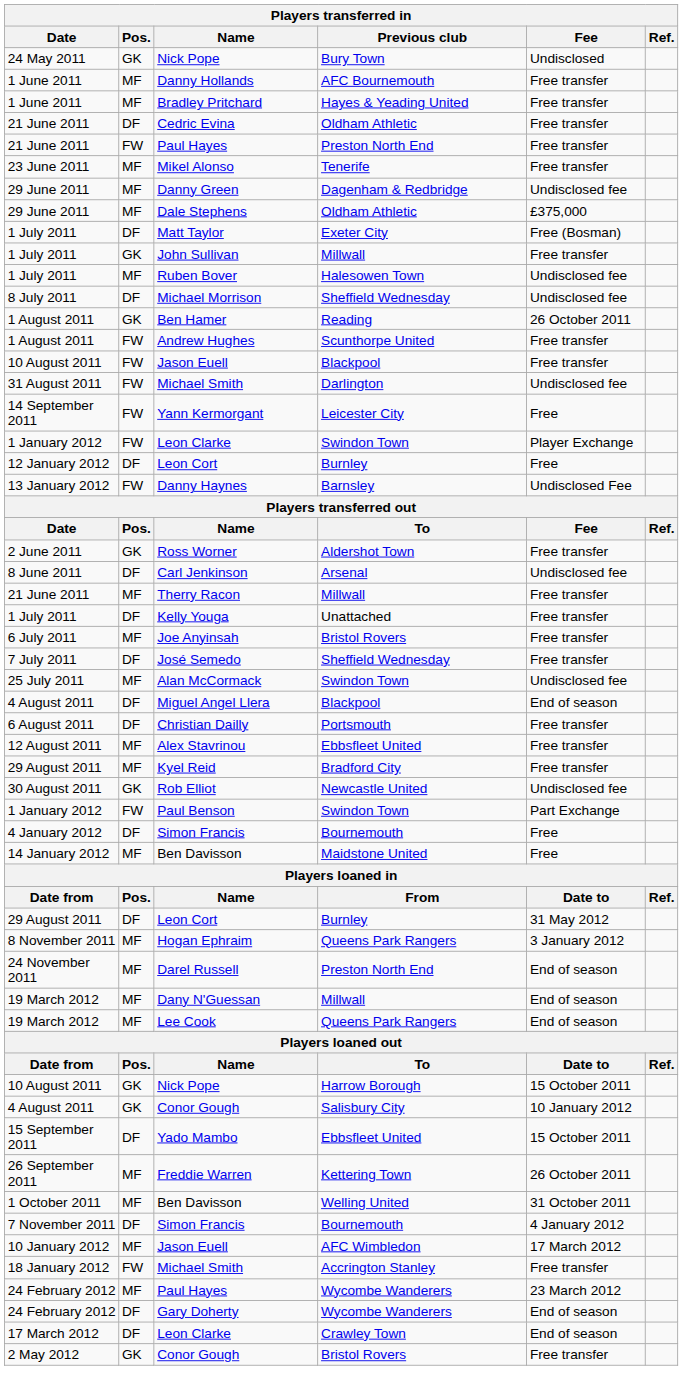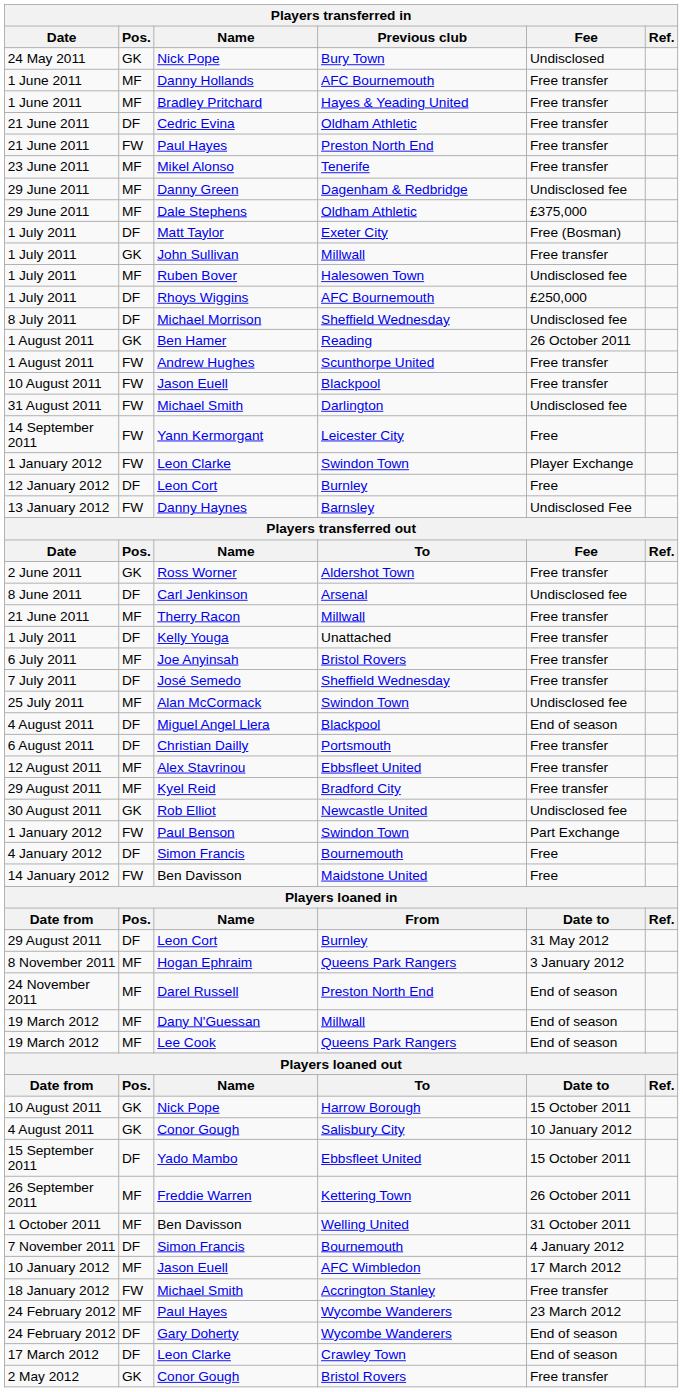+ row: (42, 297)
(132, 854) MF -> (133, 875) FW
